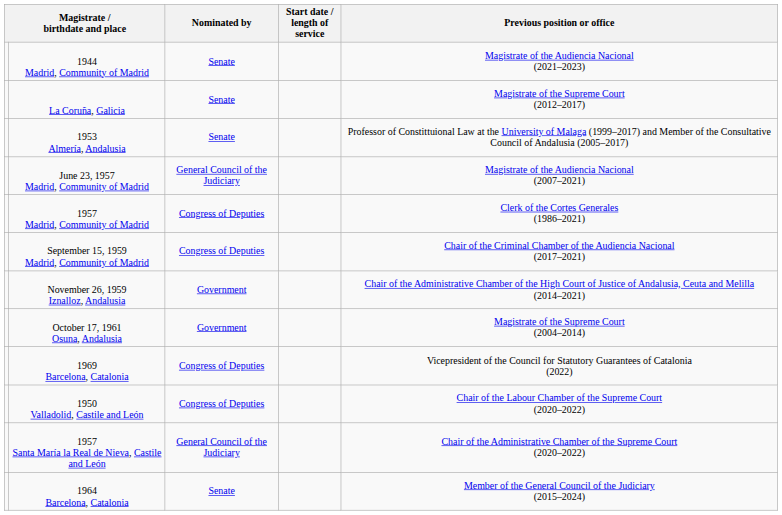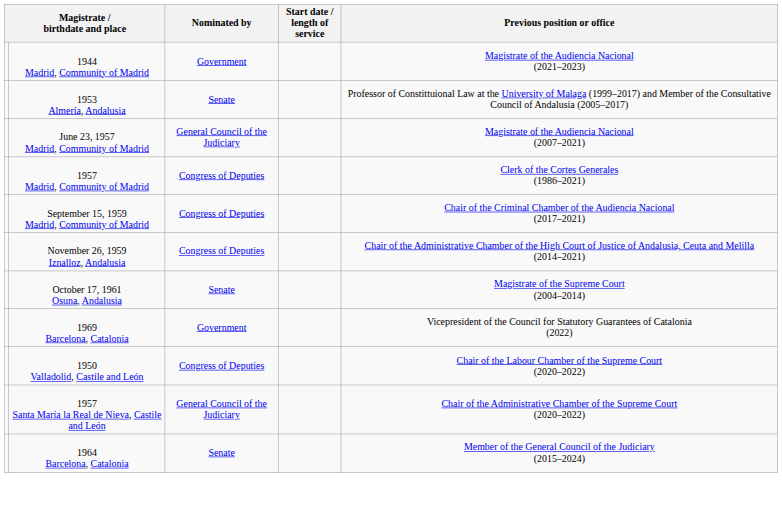(222, 61) Senate -> (222, 61) Government
- row: (87, 110)
(222, 289) Government -> (222, 251) Congress of Deputies
(222, 327) Government -> (222, 289) Senate
(222, 365) Congress of Deputies -> (222, 327) Government
